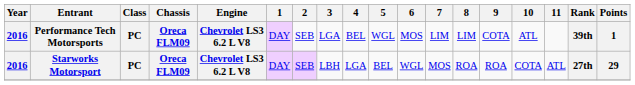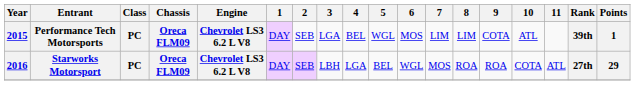(17, 36) 2016 -> (17, 36) 2015
